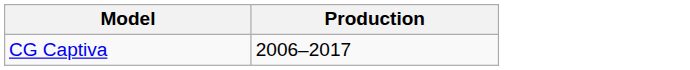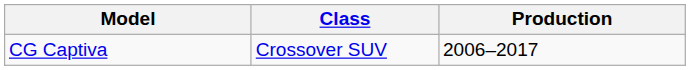+ column: (345, 19)
